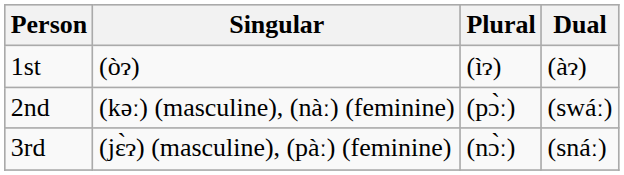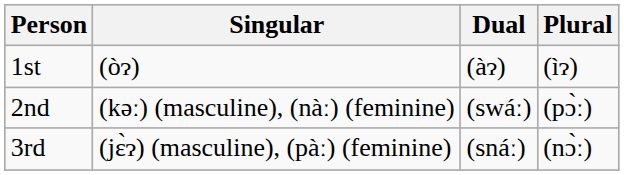columns swapped: (580, 25) <-> (501, 25)
